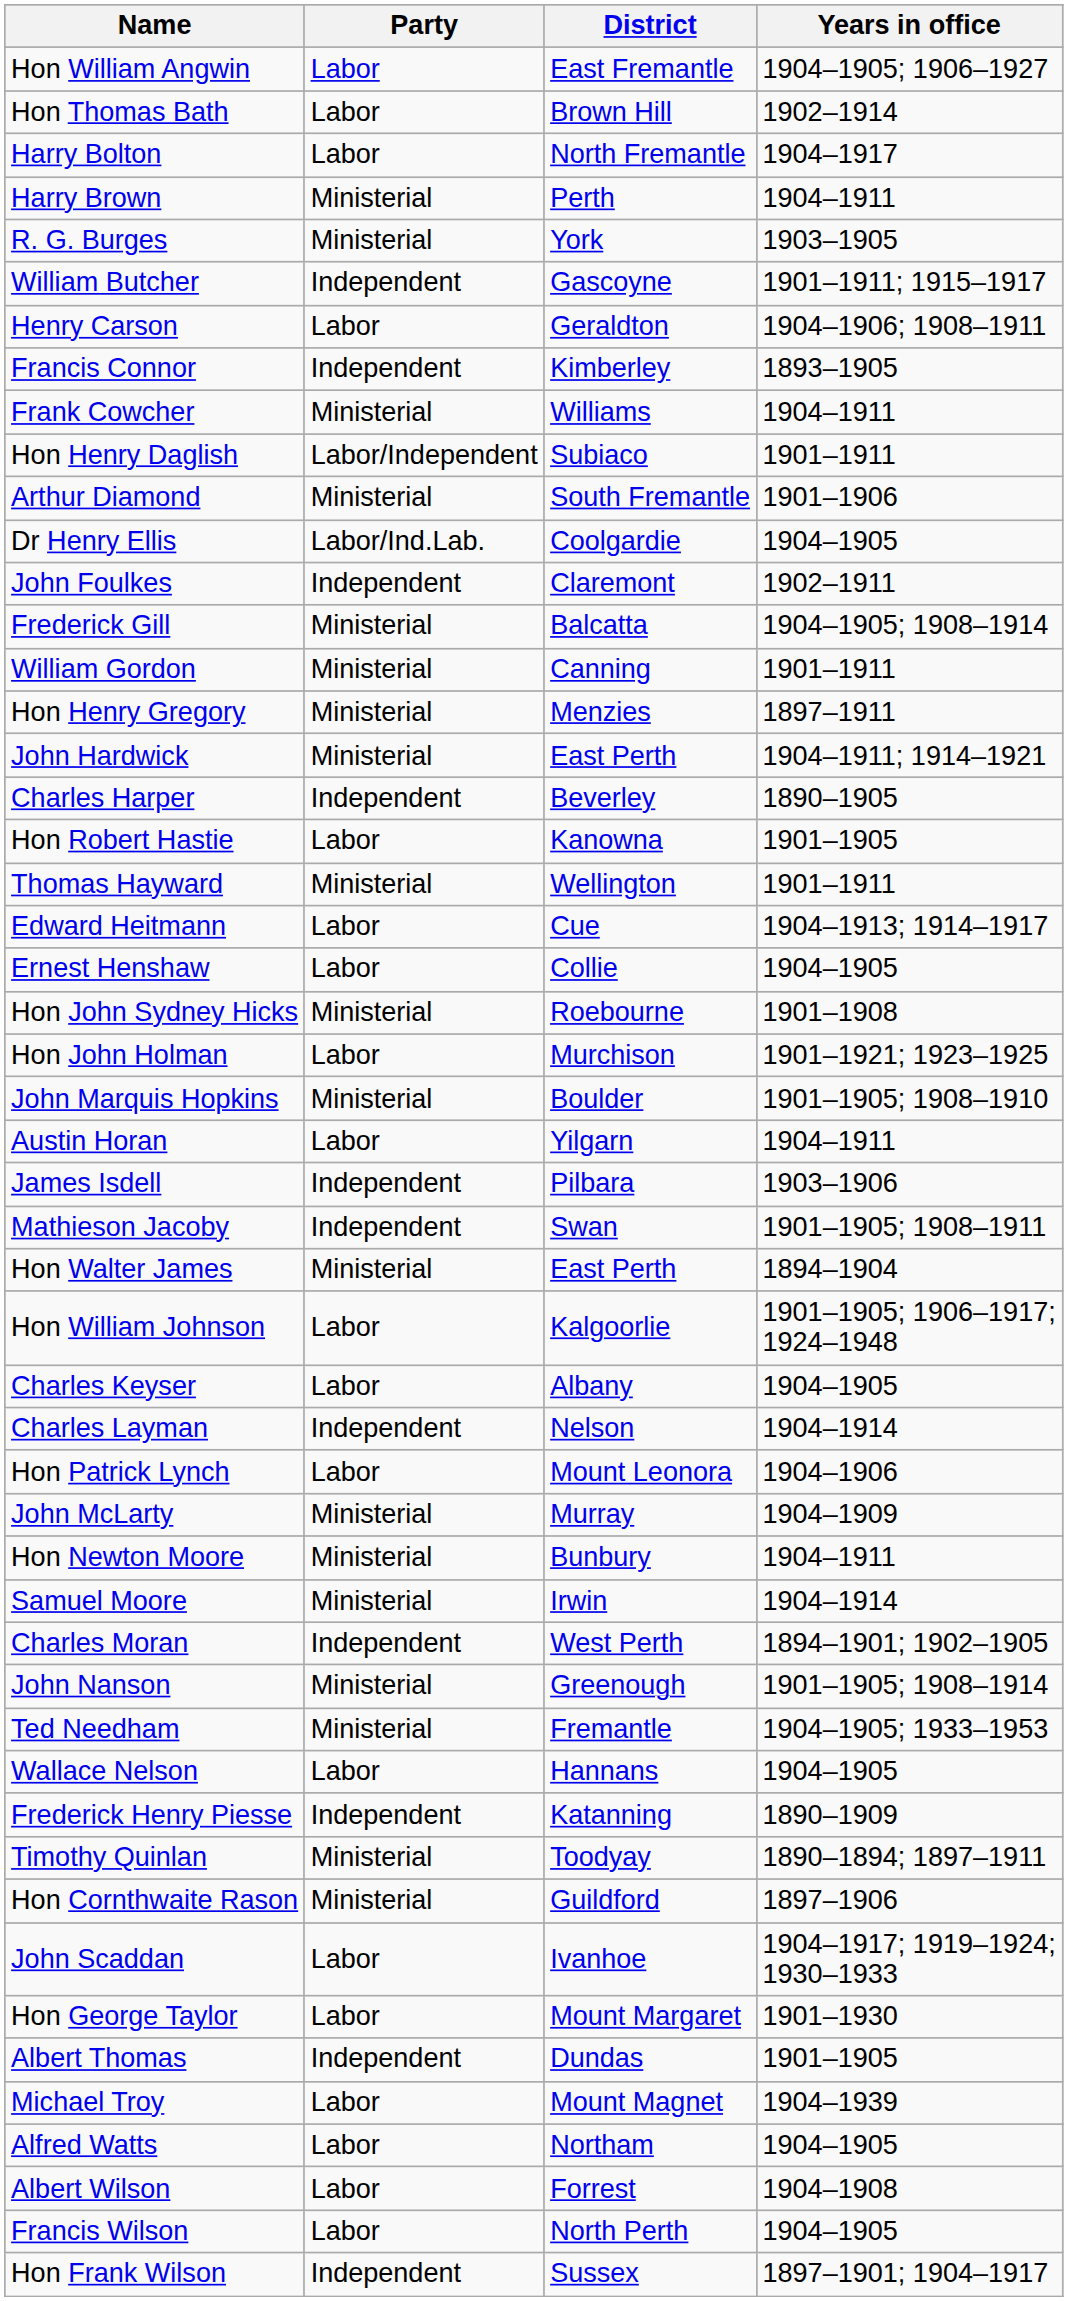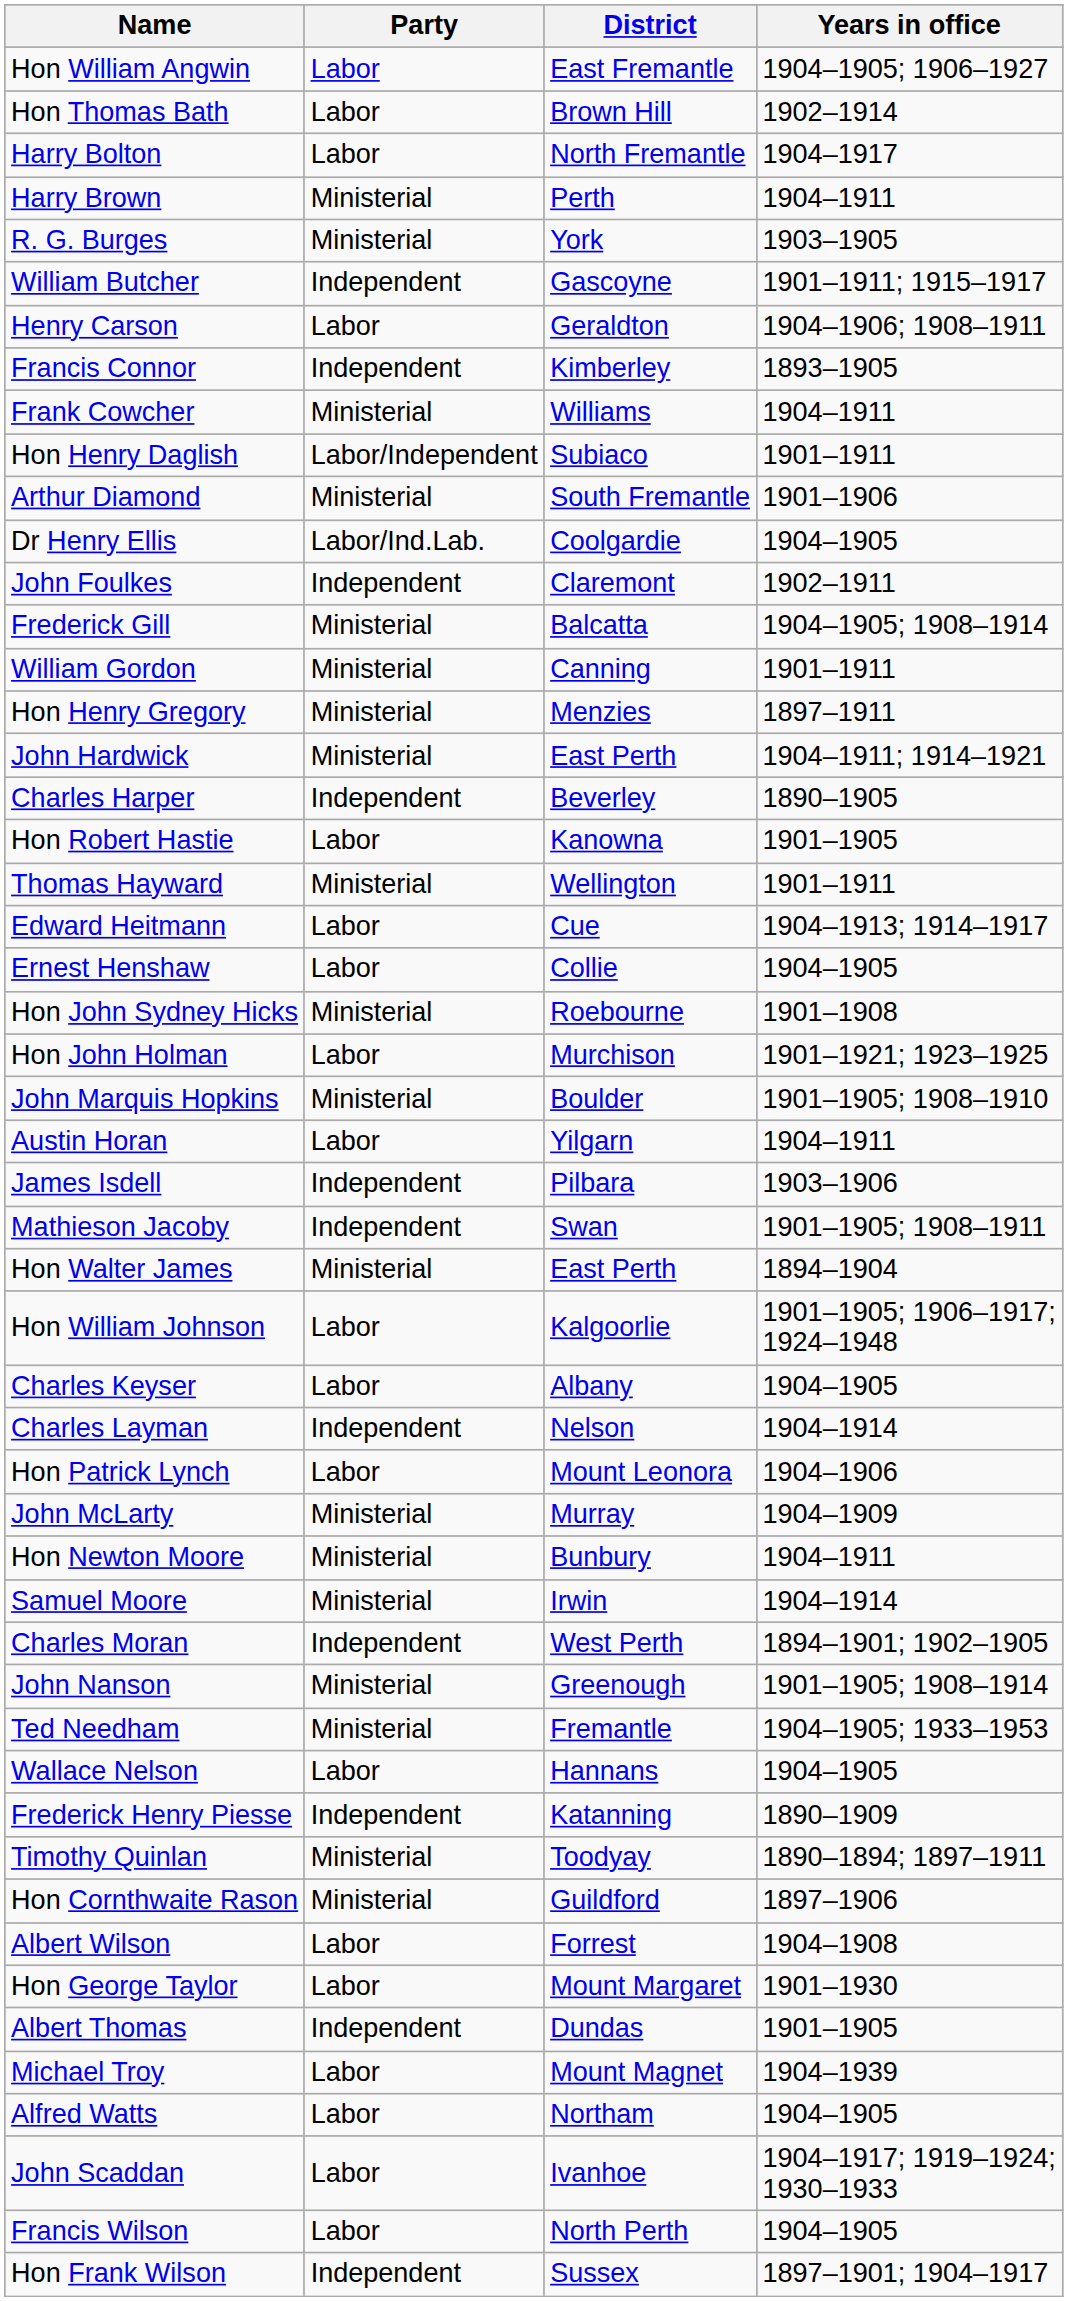rows swapped: (98, 1958) <-> (91, 2188)
